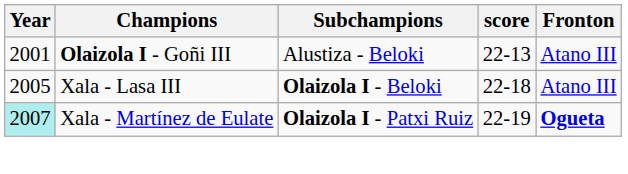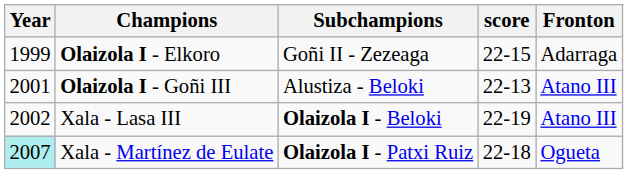+ row: (140, 53)
(30, 86) 2005 -> (30, 119) 2002
(507, 86) 22-18 -> (507, 119) 22-19
(507, 119) 22-19 -> (507, 151) 22-18
(573, 119) bold -> (570, 151) normal
